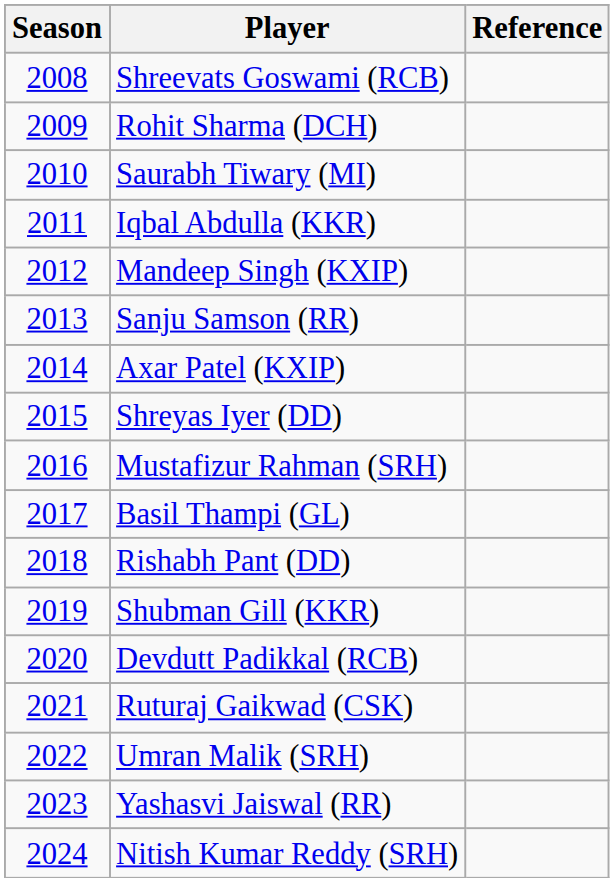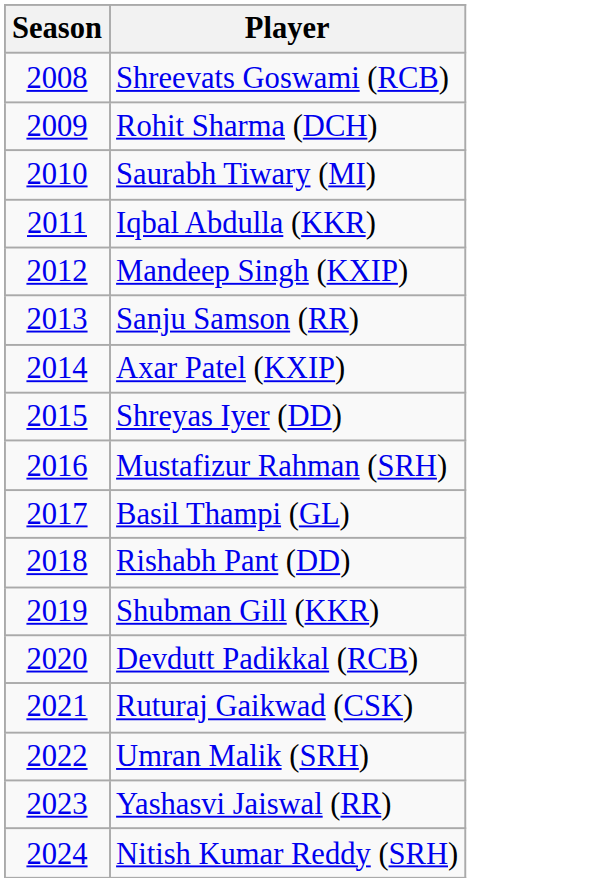- column: (537, 28)
